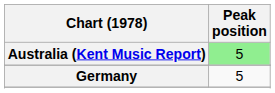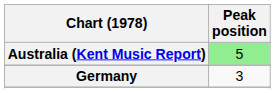(239, 76) 5 -> (239, 76) 3
